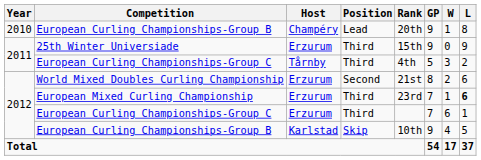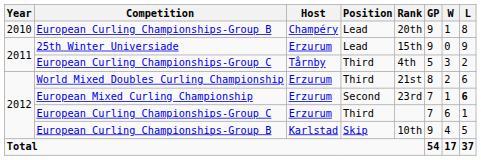(359, 46) Third -> (355, 46) Lead
(362, 80) Second -> (359, 80) Third
(359, 96) Third -> (362, 96) Second
